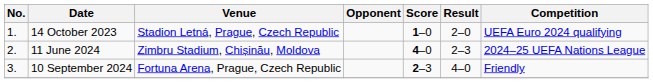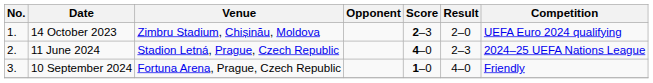(238, 31) Stadion Letná, Prague, Czech Republic -> (229, 31) Zimbru Stadium, Chișinău, Moldova
(422, 31) 1–0 -> (422, 31) 2–3
(229, 50) Zimbru Stadium, Chișinău, Moldova -> (238, 50) Stadion Letná, Prague, Czech Republic
(422, 68) 2–3 -> (422, 68) 1–0
